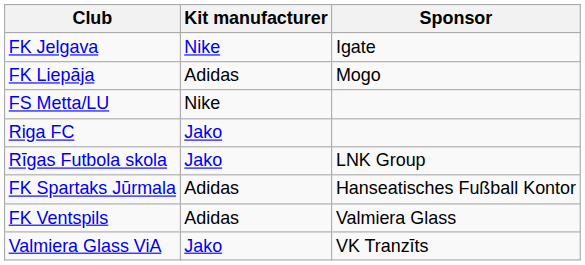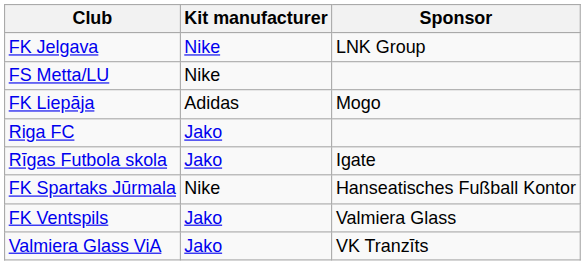(356, 47) Igate -> (381, 47) LNK Group
rows swapped: (52, 75) <-> (59, 103)
(381, 160) LNK Group -> (356, 160) Igate
(212, 189) Adidas -> (202, 189) Nike
(212, 217) Adidas -> (203, 217) Jako
